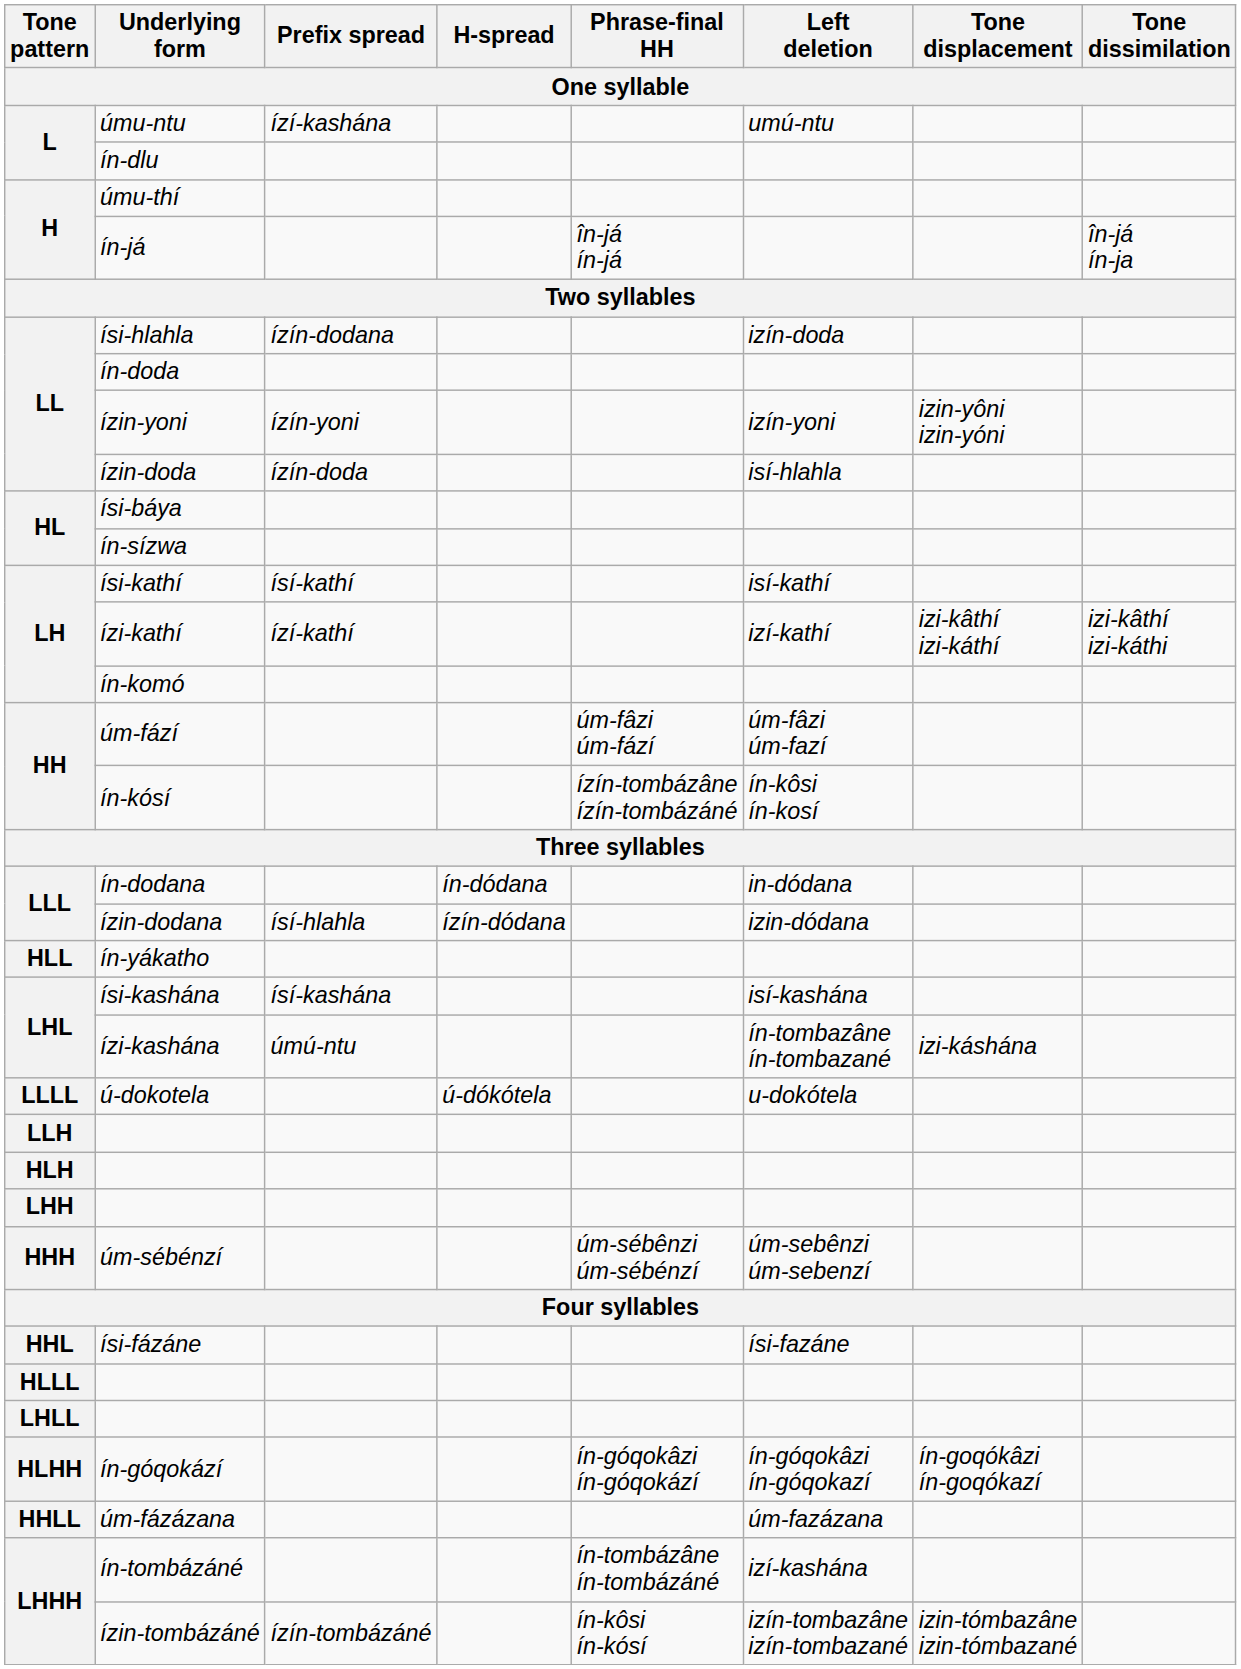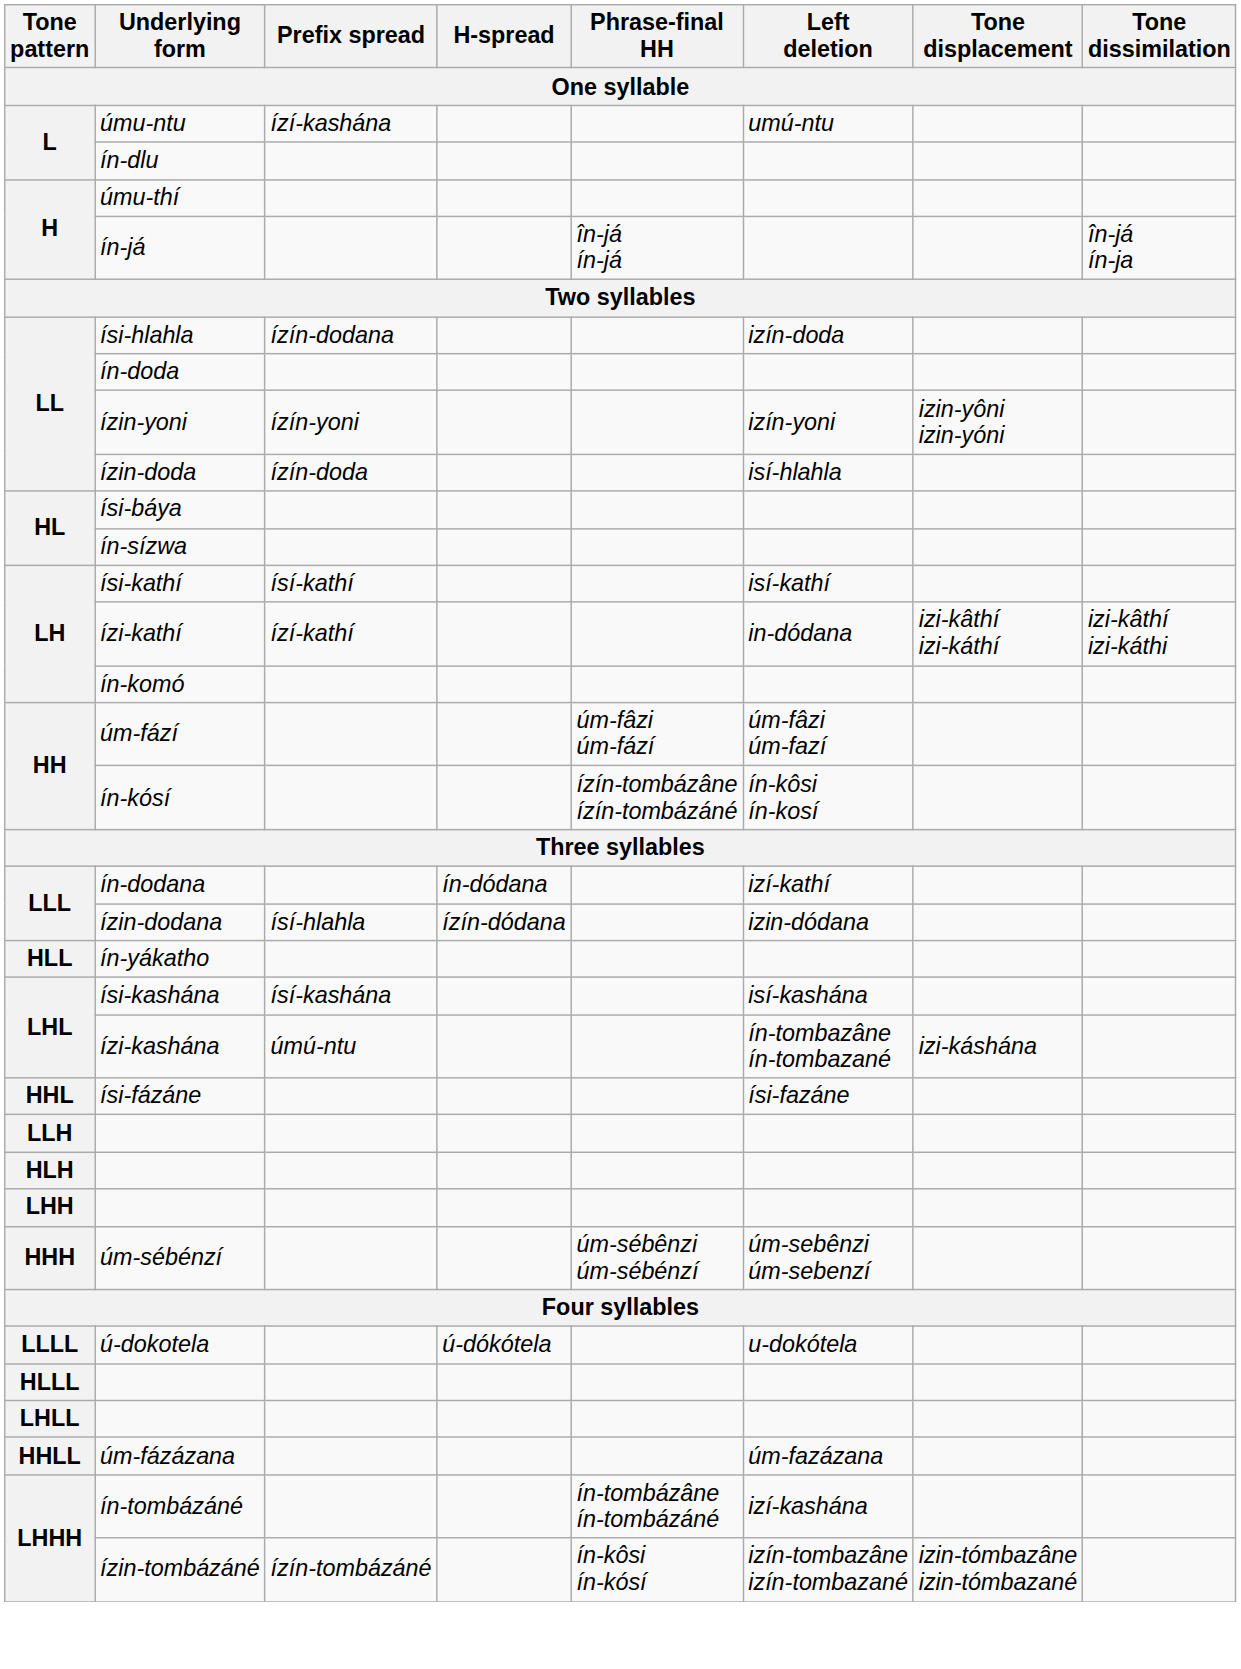(789, 633) izí-kathí -> (800, 633) in-dódana
(800, 884) in-dódana -> (789, 884) izí-kathí
rows swapped: (50, 1344) <-> (50, 1096)
- row: (50, 1468)
